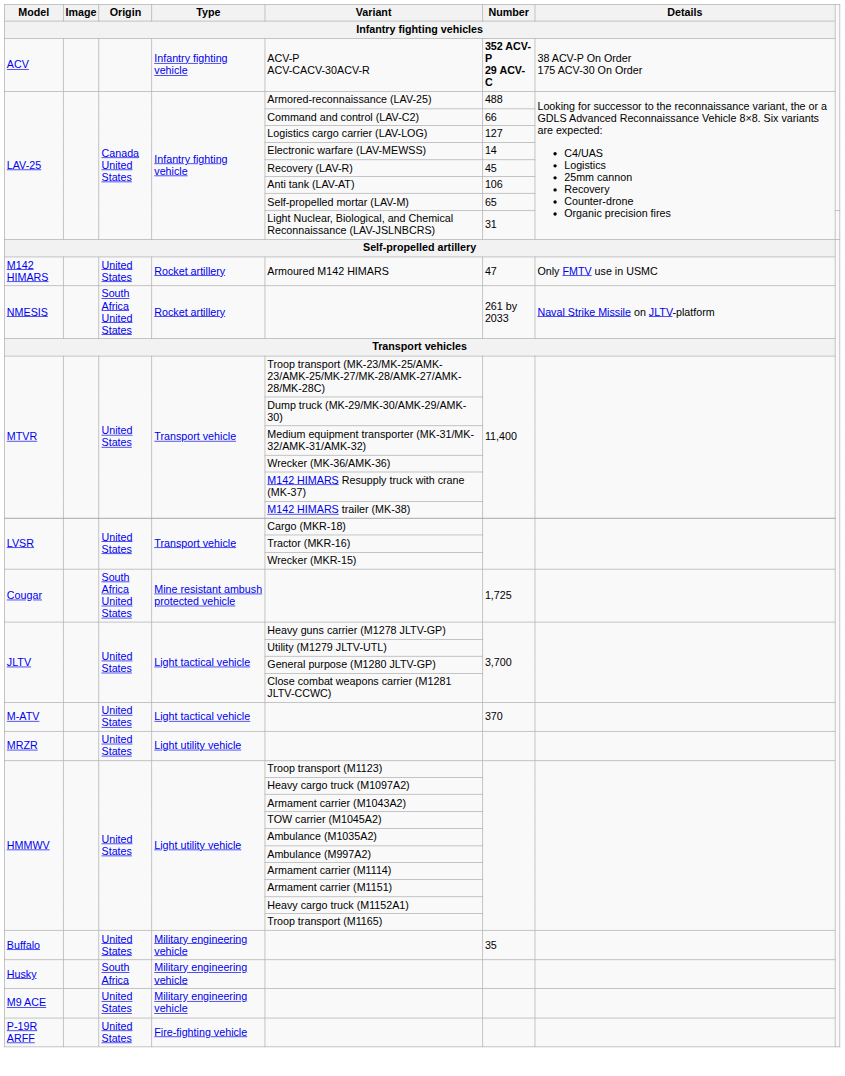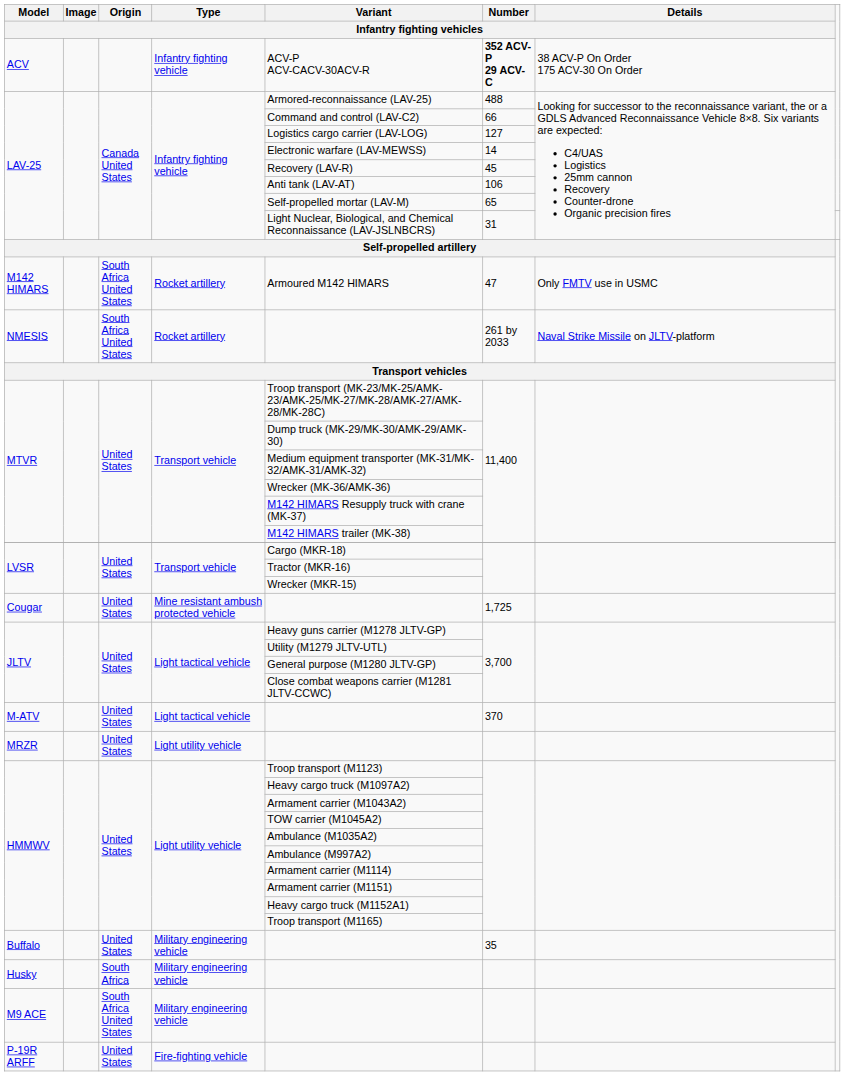(117, 271) United States -> (117, 283) South Africa United States
(117, 595) South Africa United States -> (117, 607) United States
(117, 1003) United States -> (117, 1015) South Africa United States
